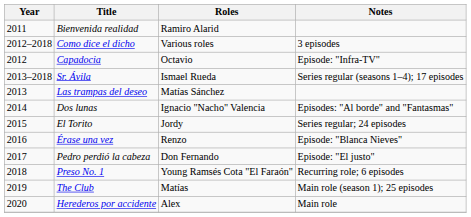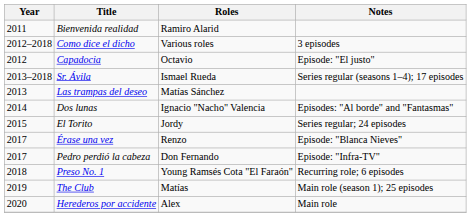(339, 60) Episode: "Infra-TV" -> (336, 60) Episode: "El justo"
(17, 140) 2016 -> (17, 140) 2017
(336, 156) Episode: "El justo" -> (339, 156) Episode: "Infra-TV"
